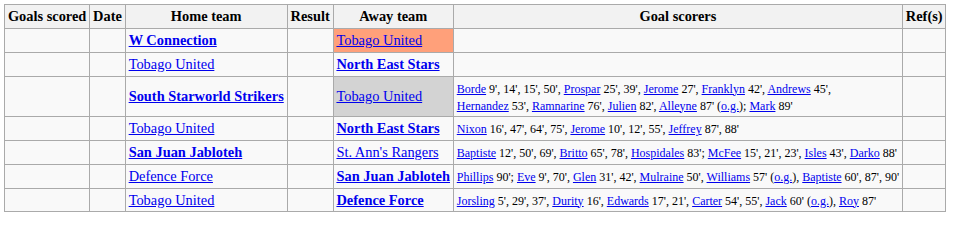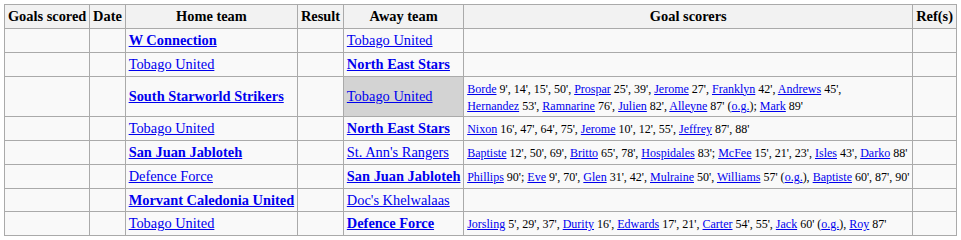(379, 40) lightsalmon background -> (390, 40) no background
+ row: (47, 200)
